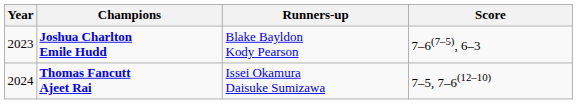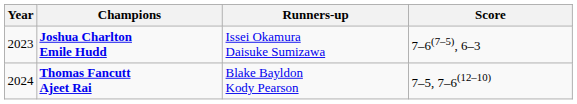(264, 44) Blake Bayldon Kody Pearson -> (275, 44) Issei Okamura Daisuke Sumizawa
(275, 81) Issei Okamura Daisuke Sumizawa -> (264, 81) Blake Bayldon Kody Pearson
